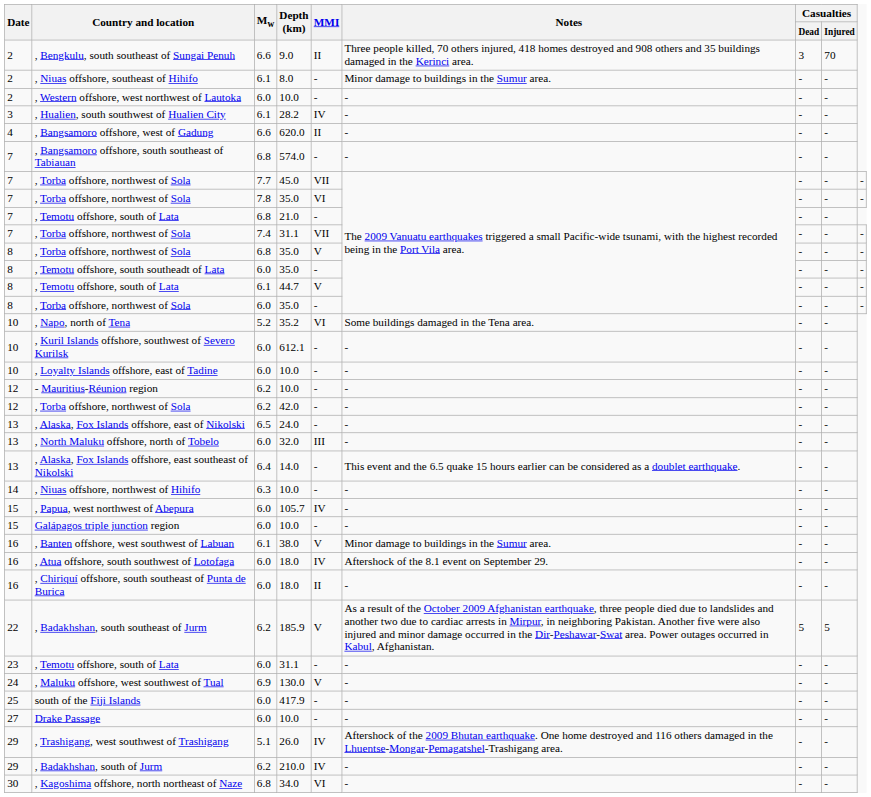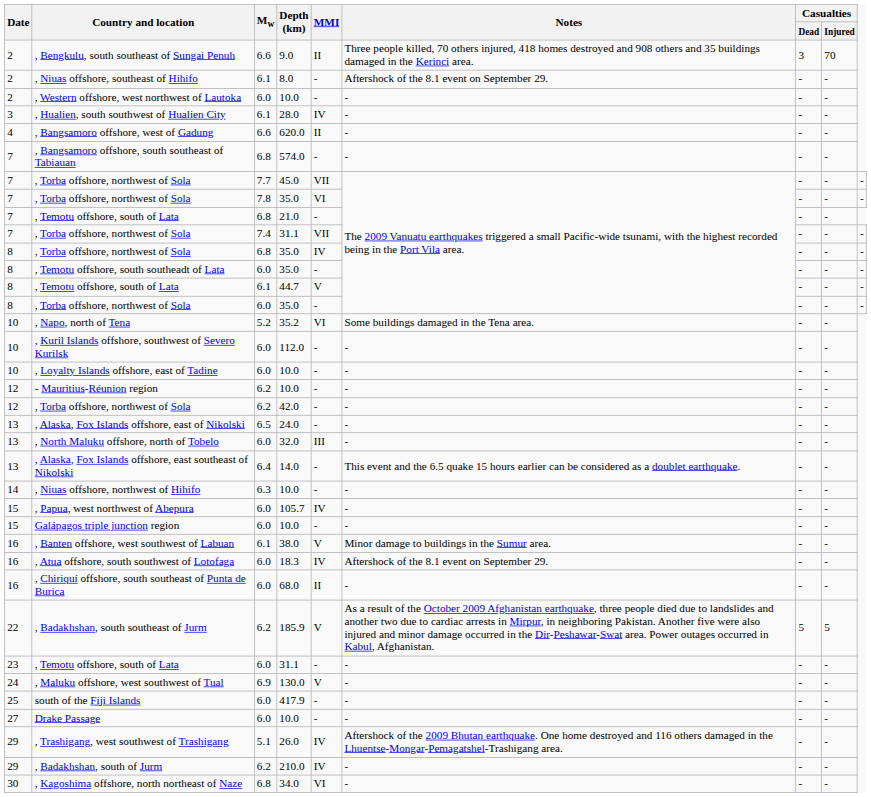(448, 79) Minor damage to buildings in the Sumur area. -> (446, 79) Aftershock of the 8.1 event on September 29.
(289, 114) 28.2 -> (289, 114) 28.0
(318, 251) V -> (320, 251) IV
(292, 346) 612.1 -> (292, 346) 112.0
(289, 561) 18.0 -> (289, 561) 18.3
(289, 585) 18.0 -> (289, 585) 68.0
